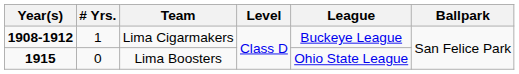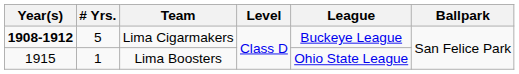(98, 37) 1 -> (98, 37) 5
(40, 59) bold -> (40, 59) normal
(98, 59) 0 -> (98, 59) 1
